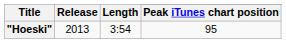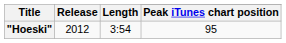(77, 30) 2013 -> (77, 30) 2012
